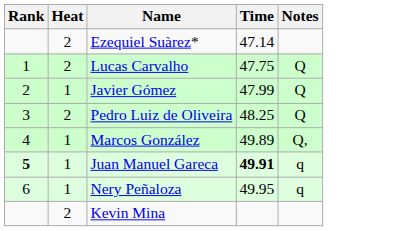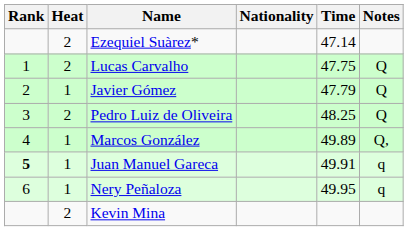+ column: (277, 16)
(257, 90) 47.99 -> (338, 90) 47.79
(257, 164) bold -> (338, 164) normal
